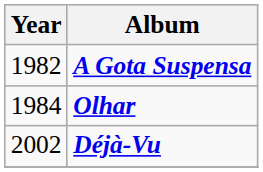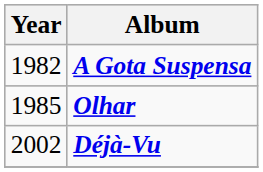(36, 105) 1984 -> (36, 105) 1985
